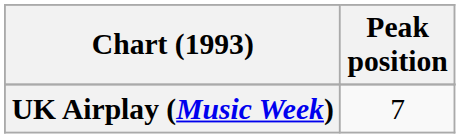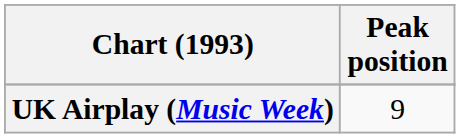(398, 108) 7 -> (398, 108) 9
